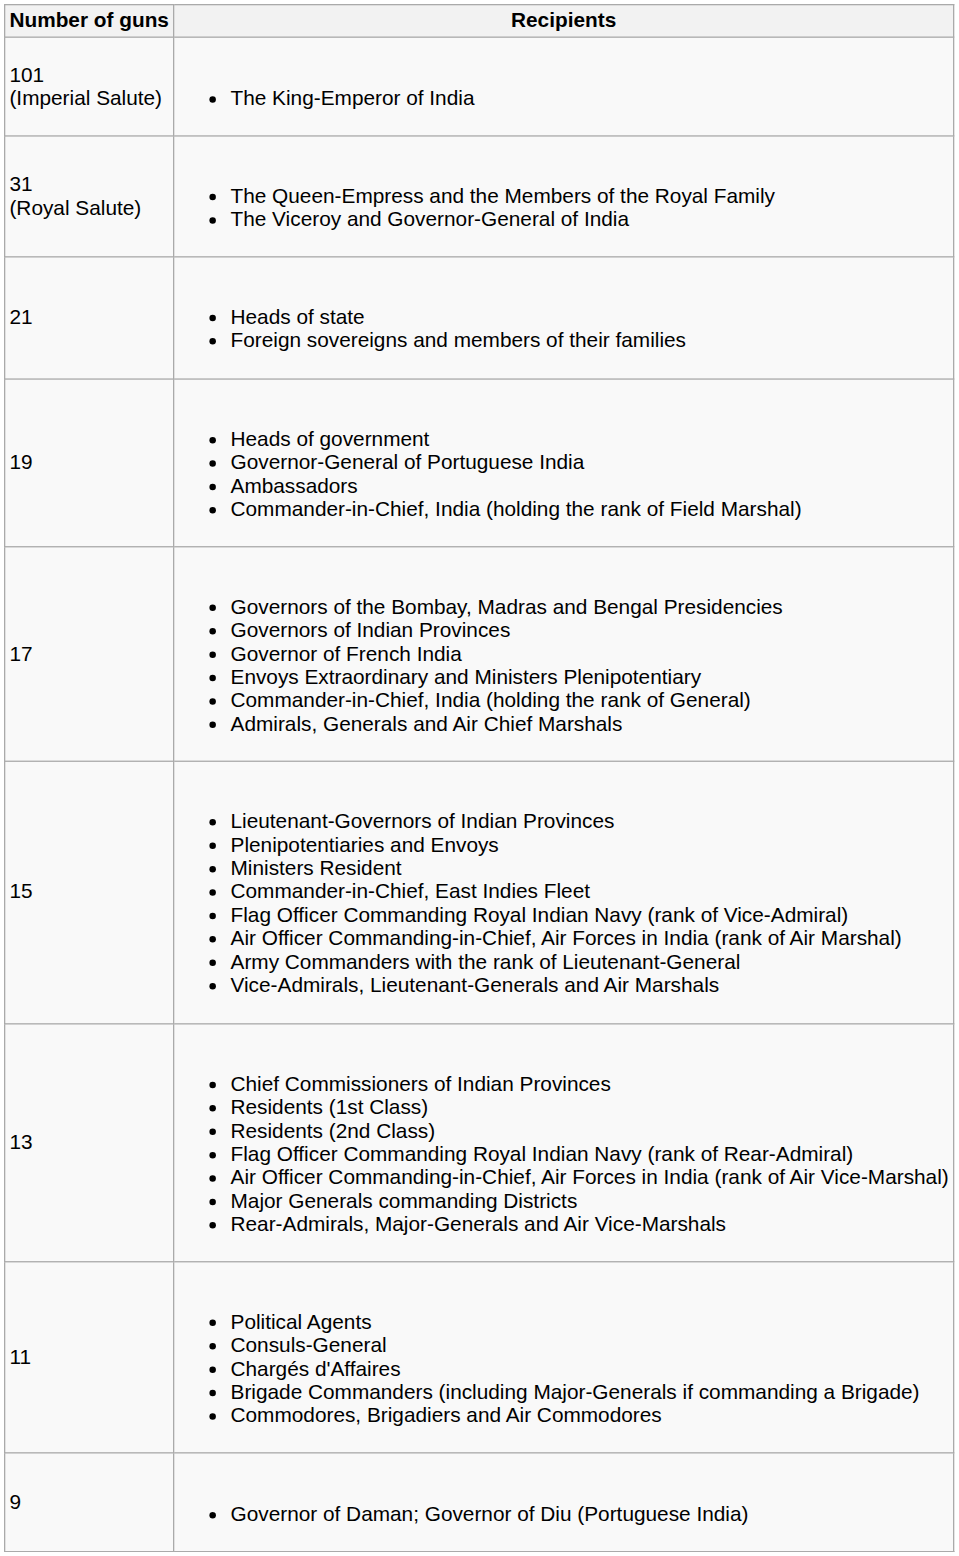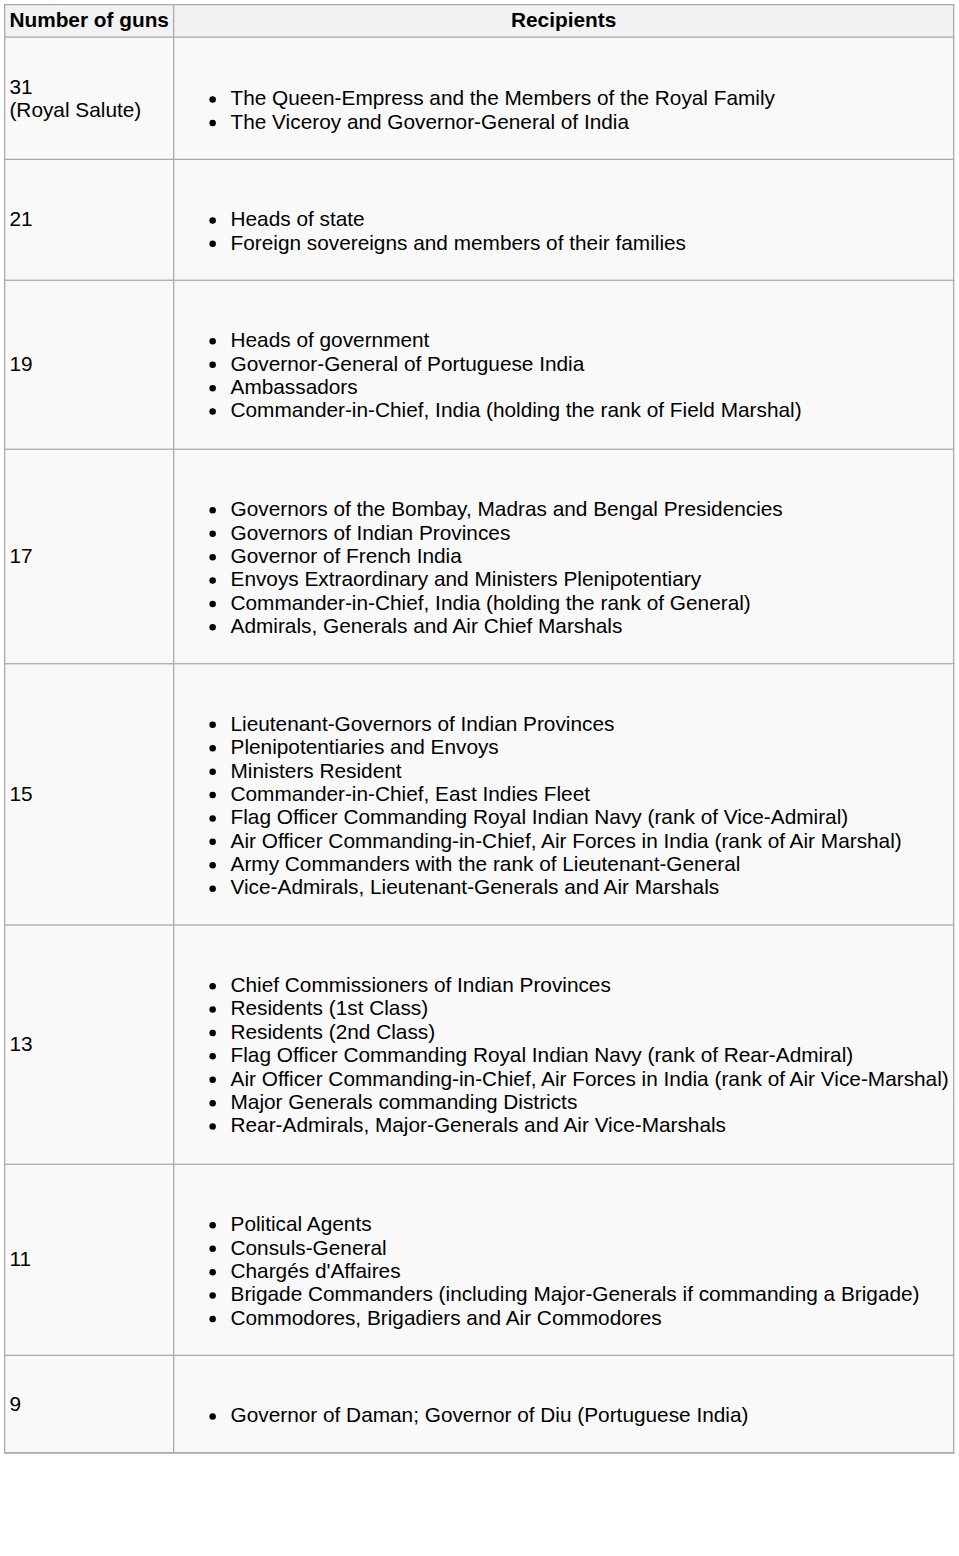- row: (564, 98)
